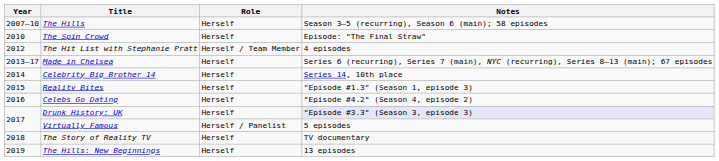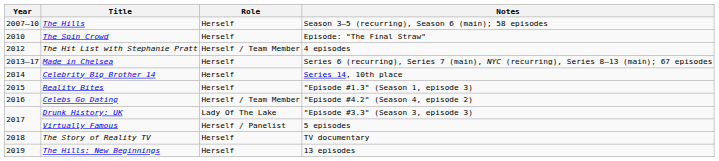(218, 100) Herself -> (251, 100) Herself / Team Member
(218, 112) Herself -> (239, 112) Lady Of The Lake
(388, 112) lavender background -> (388, 112) no background
